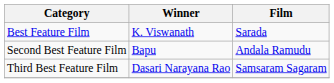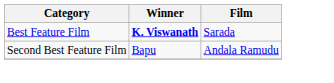(163, 31) normal -> (165, 31) bold
- row: (63, 68)
